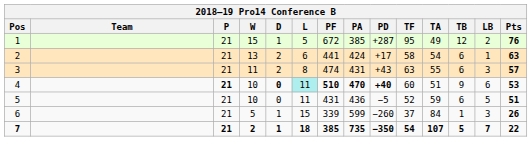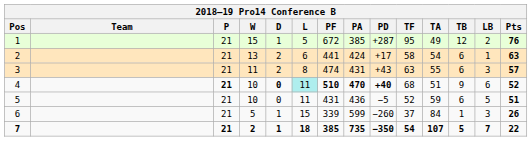(409, 85) 60 -> (409, 85) 68
(514, 85) 53 -> (514, 85) 52
